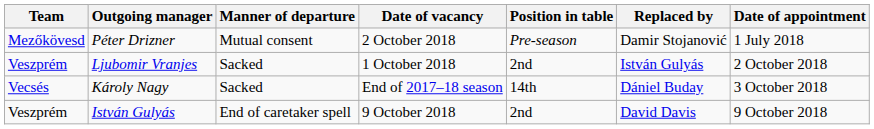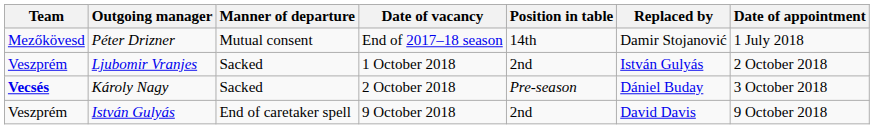(409, 40) 2 October 2018 -> (432, 40) End of 2017–18 season
(543, 40) Pre-season -> (523, 40) 14th
(28, 87) normal -> (29, 87) bold
(432, 87) End of 2017–18 season -> (409, 87) 2 October 2018
(523, 87) 14th -> (543, 87) Pre-season
